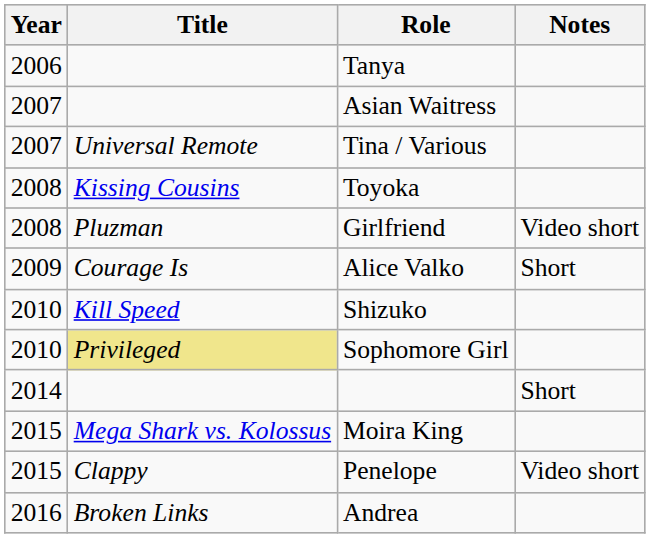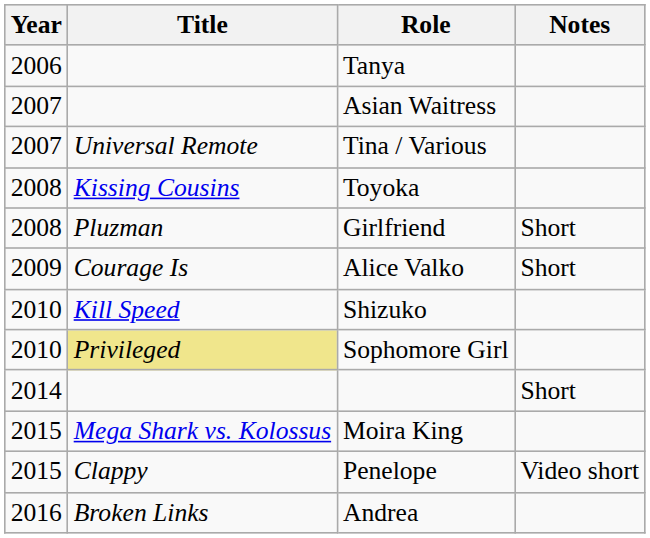(580, 227) Video short -> (548, 227) Short
